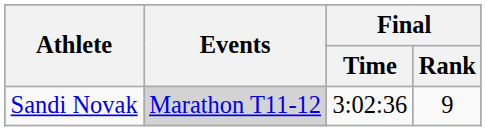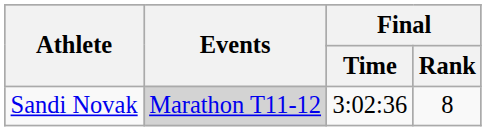(447, 105) 9 -> (447, 105) 8
